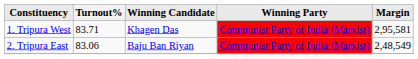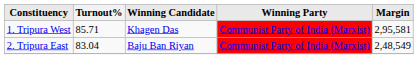(87, 29) 83.71 -> (87, 29) 85.71
(87, 45) 83.06 -> (87, 45) 83.04
